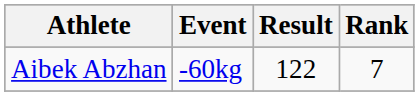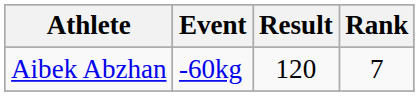(296, 68) 122 -> (296, 68) 120
